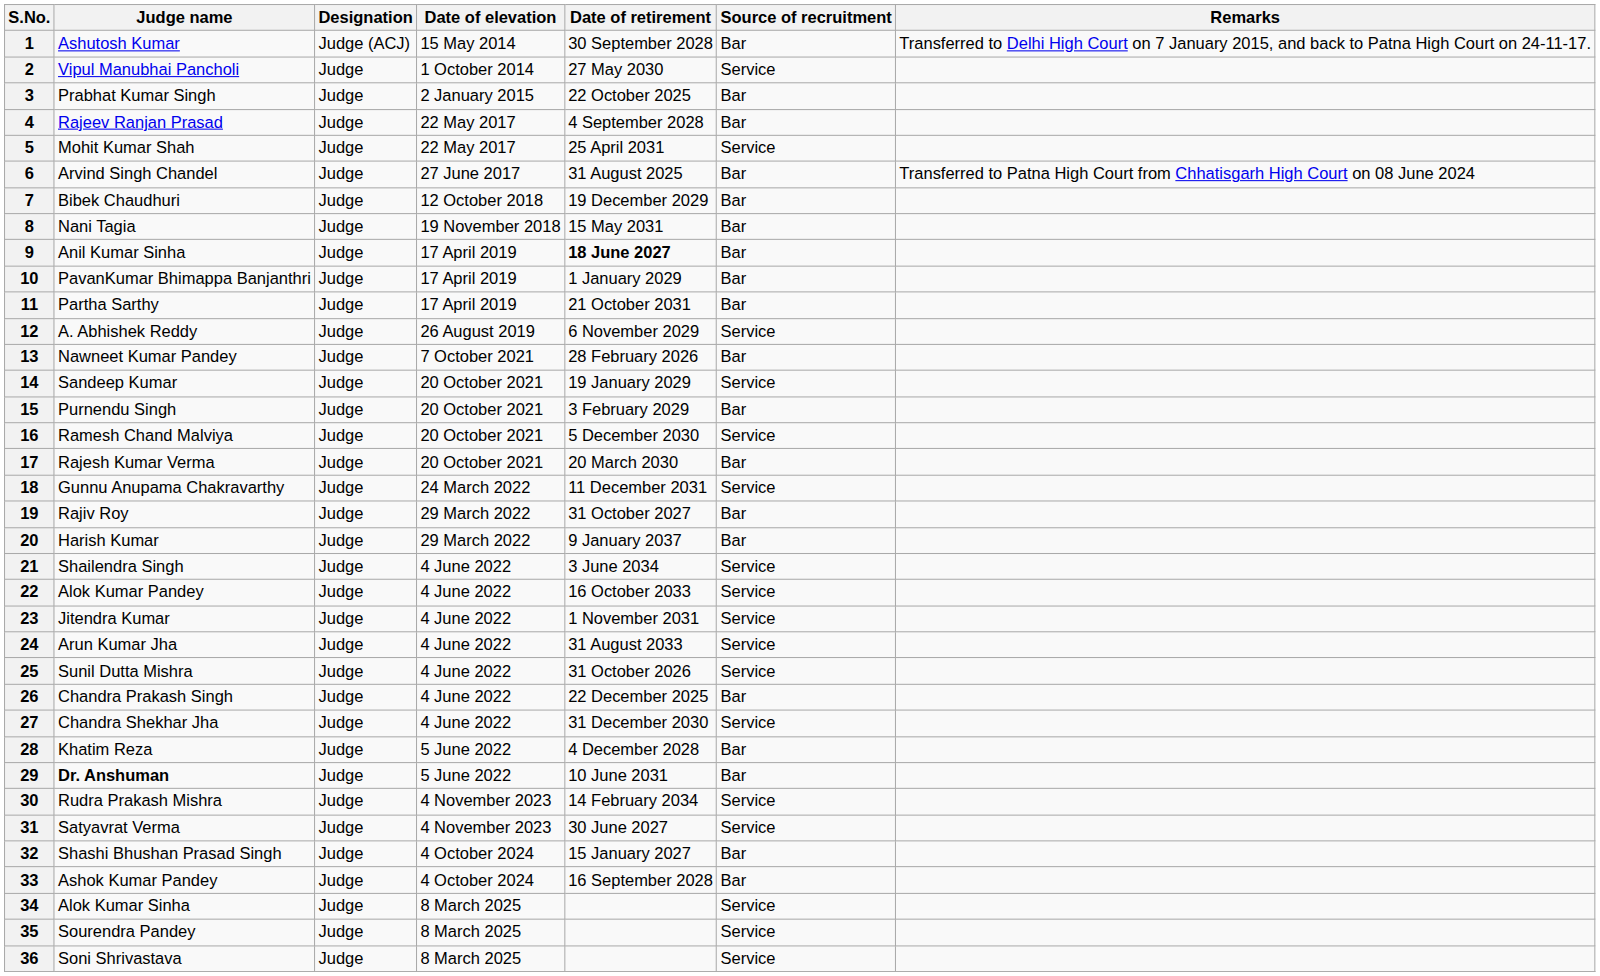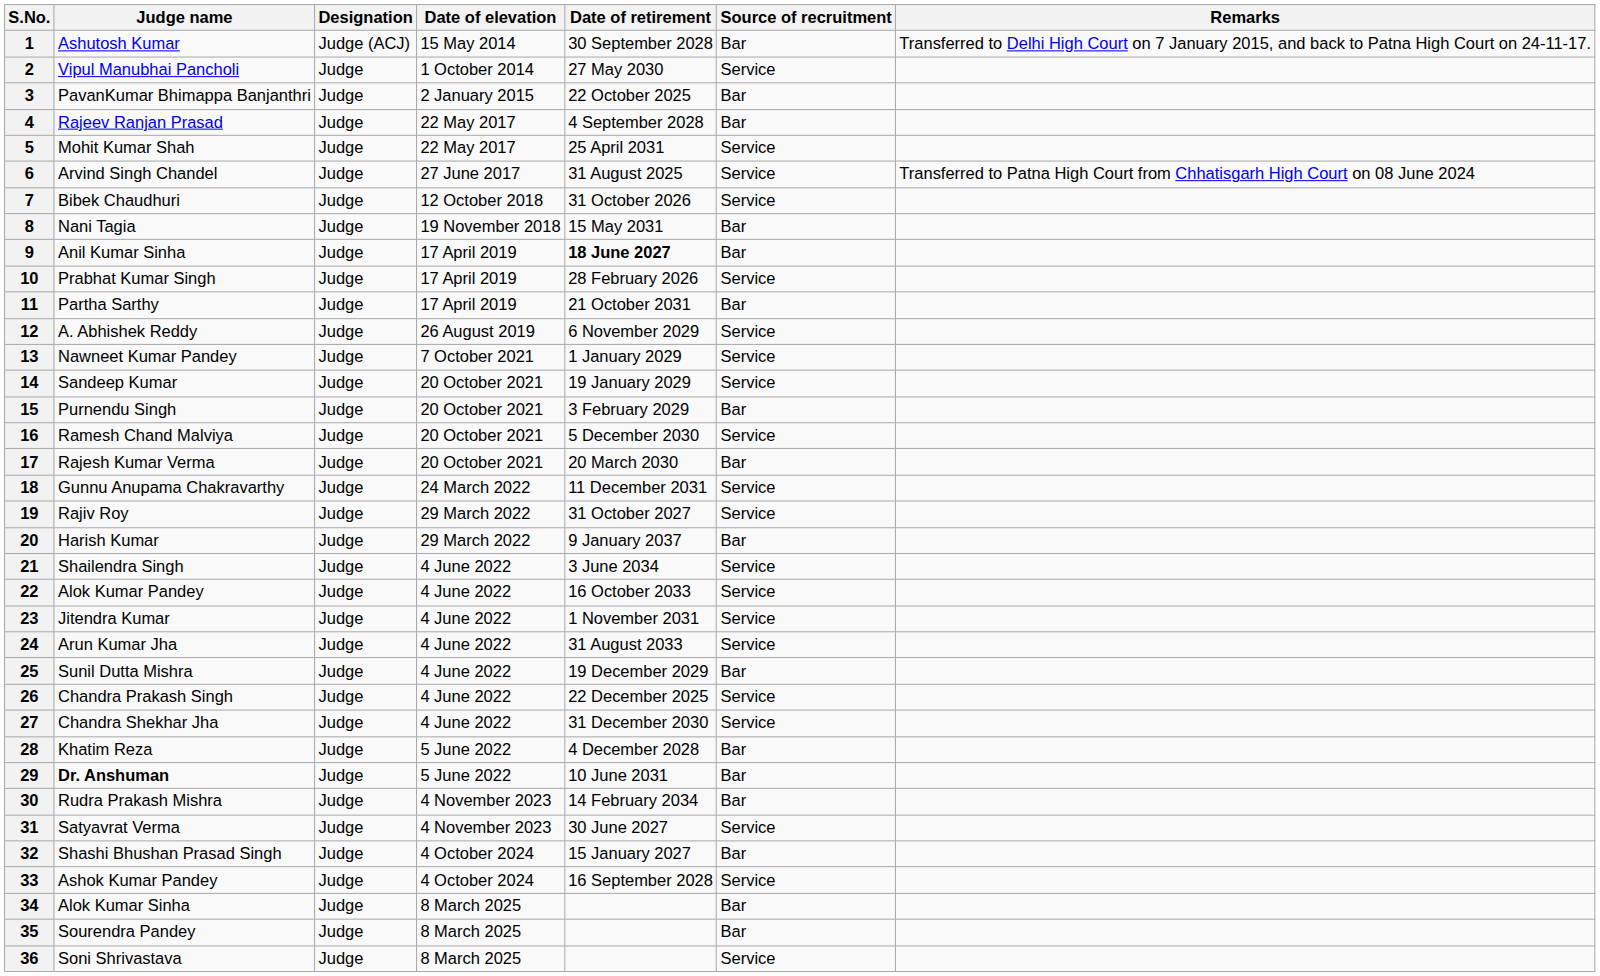(137, 95) Prabhat Kumar Singh -> (184, 95) PavanKumar Bhimappa Banjanthri
(733, 174) Bar -> (748, 174) Service
(638, 200) 19 December 2029 -> (630, 200) 31 October 2026
(733, 200) Bar -> (748, 200) Service
(184, 278) PavanKumar Bhimappa Banjanthri -> (137, 278) Prabhat Kumar Singh
(625, 278) 1 January 2029 -> (633, 278) 28 February 2026
(733, 278) Bar -> (748, 278) Service
(633, 357) 28 February 2026 -> (625, 357) 1 January 2029
(733, 357) Bar -> (748, 357) Service
(733, 514) Bar -> (748, 514) Service
(630, 670) 31 October 2026 -> (638, 670) 19 December 2029
(748, 670) Service -> (733, 670) Bar
(733, 697) Bar -> (748, 697) Service
(748, 801) Service -> (733, 801) Bar
(733, 880) Bar -> (748, 880) Service
(748, 906) Service -> (733, 906) Bar
(748, 932) Service -> (733, 932) Bar
